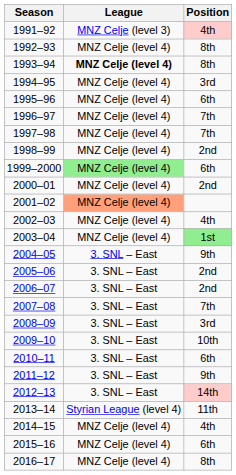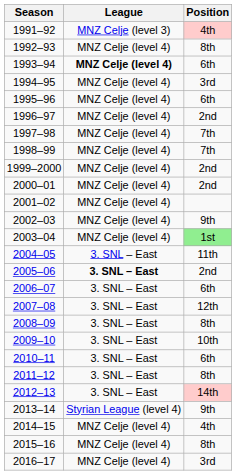(208, 64) 8th -> (208, 64) 6th
(208, 116) 7th -> (208, 116) 2nd
(208, 151) 2nd -> (208, 151) 7th
(124, 168) lightgreen background -> (124, 168) no background
(208, 168) 6th -> (208, 168) 2nd
(124, 202) lightsalmon background -> (124, 202) no background
(208, 220) 4th -> (208, 220) 9th
(208, 254) 9th -> (208, 254) 11th
(124, 271) normal -> (124, 271) bold
(208, 289) 2nd -> (208, 289) 6th
(208, 306) 7th -> (208, 306) 12th
(208, 323) 3rd -> (208, 323) 8th
(208, 375) 9th -> (208, 375) 8th
(208, 409) 11th -> (208, 409) 9th
(208, 444) 6th -> (208, 444) 8th
(208, 461) 8th -> (208, 461) 3rd
